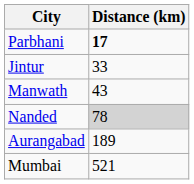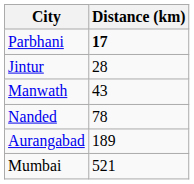(100, 66) 33 -> (100, 66) 28
(100, 116) lightgrey background -> (100, 116) no background
